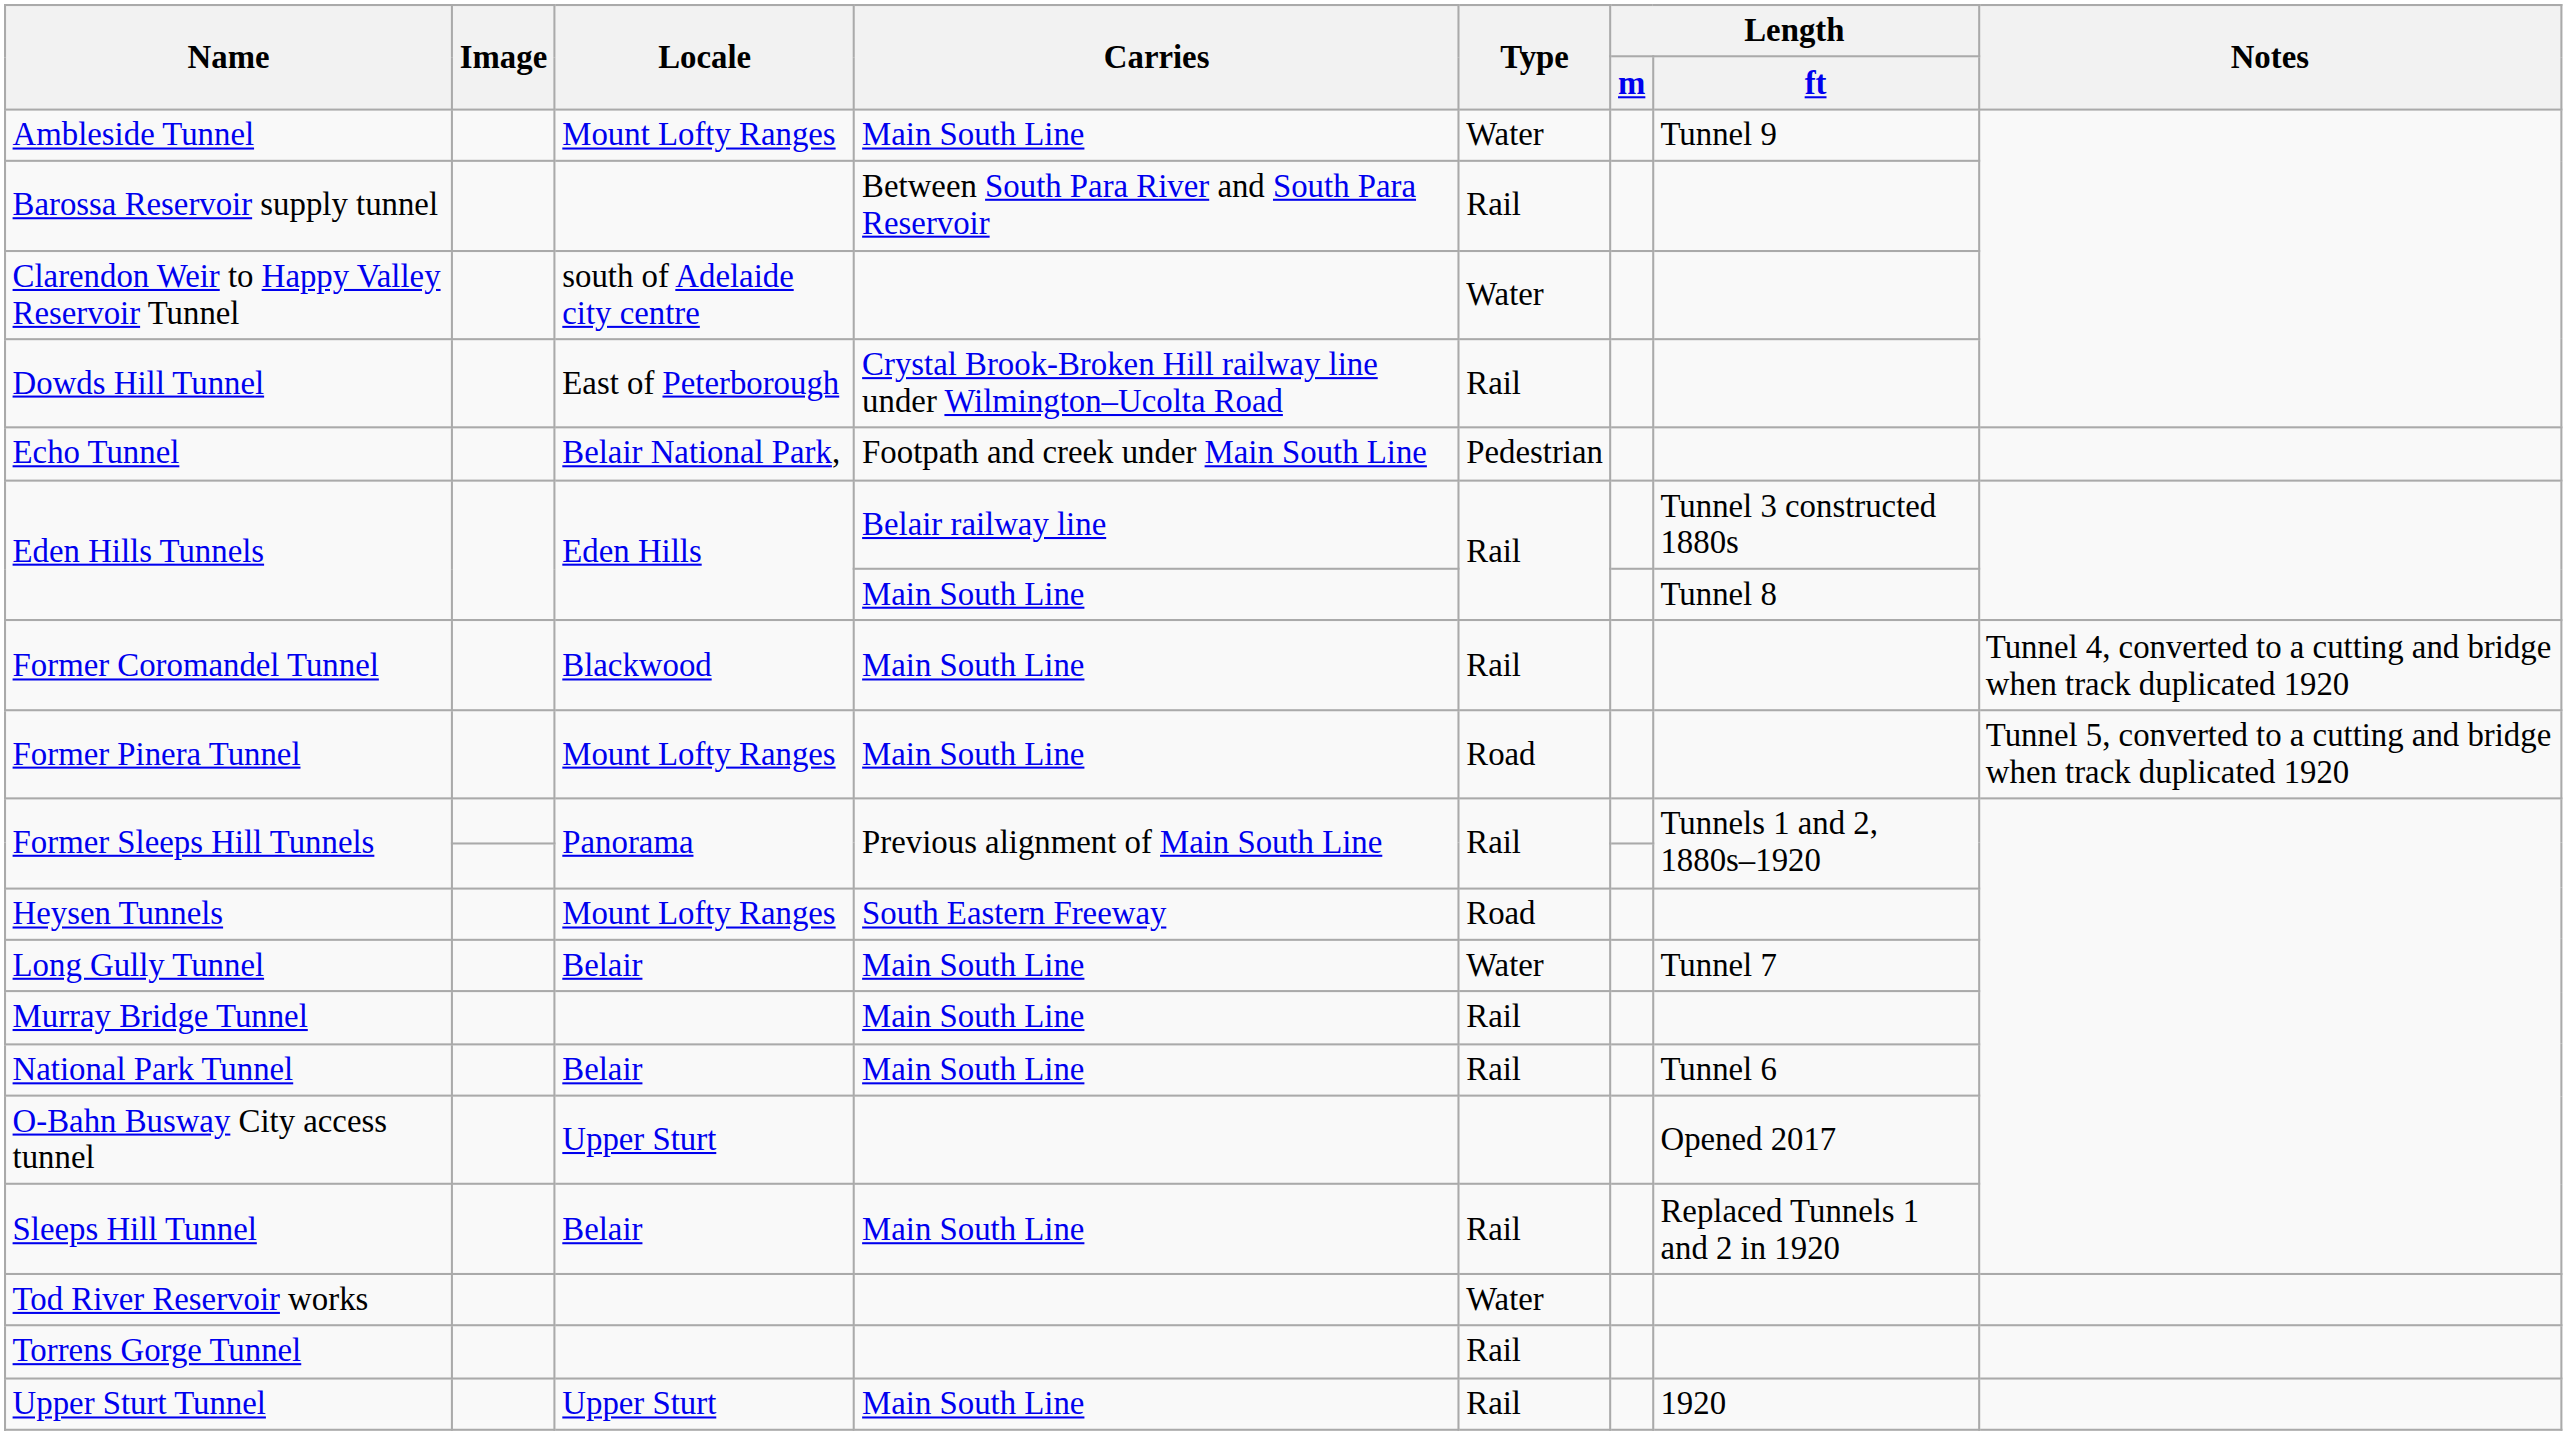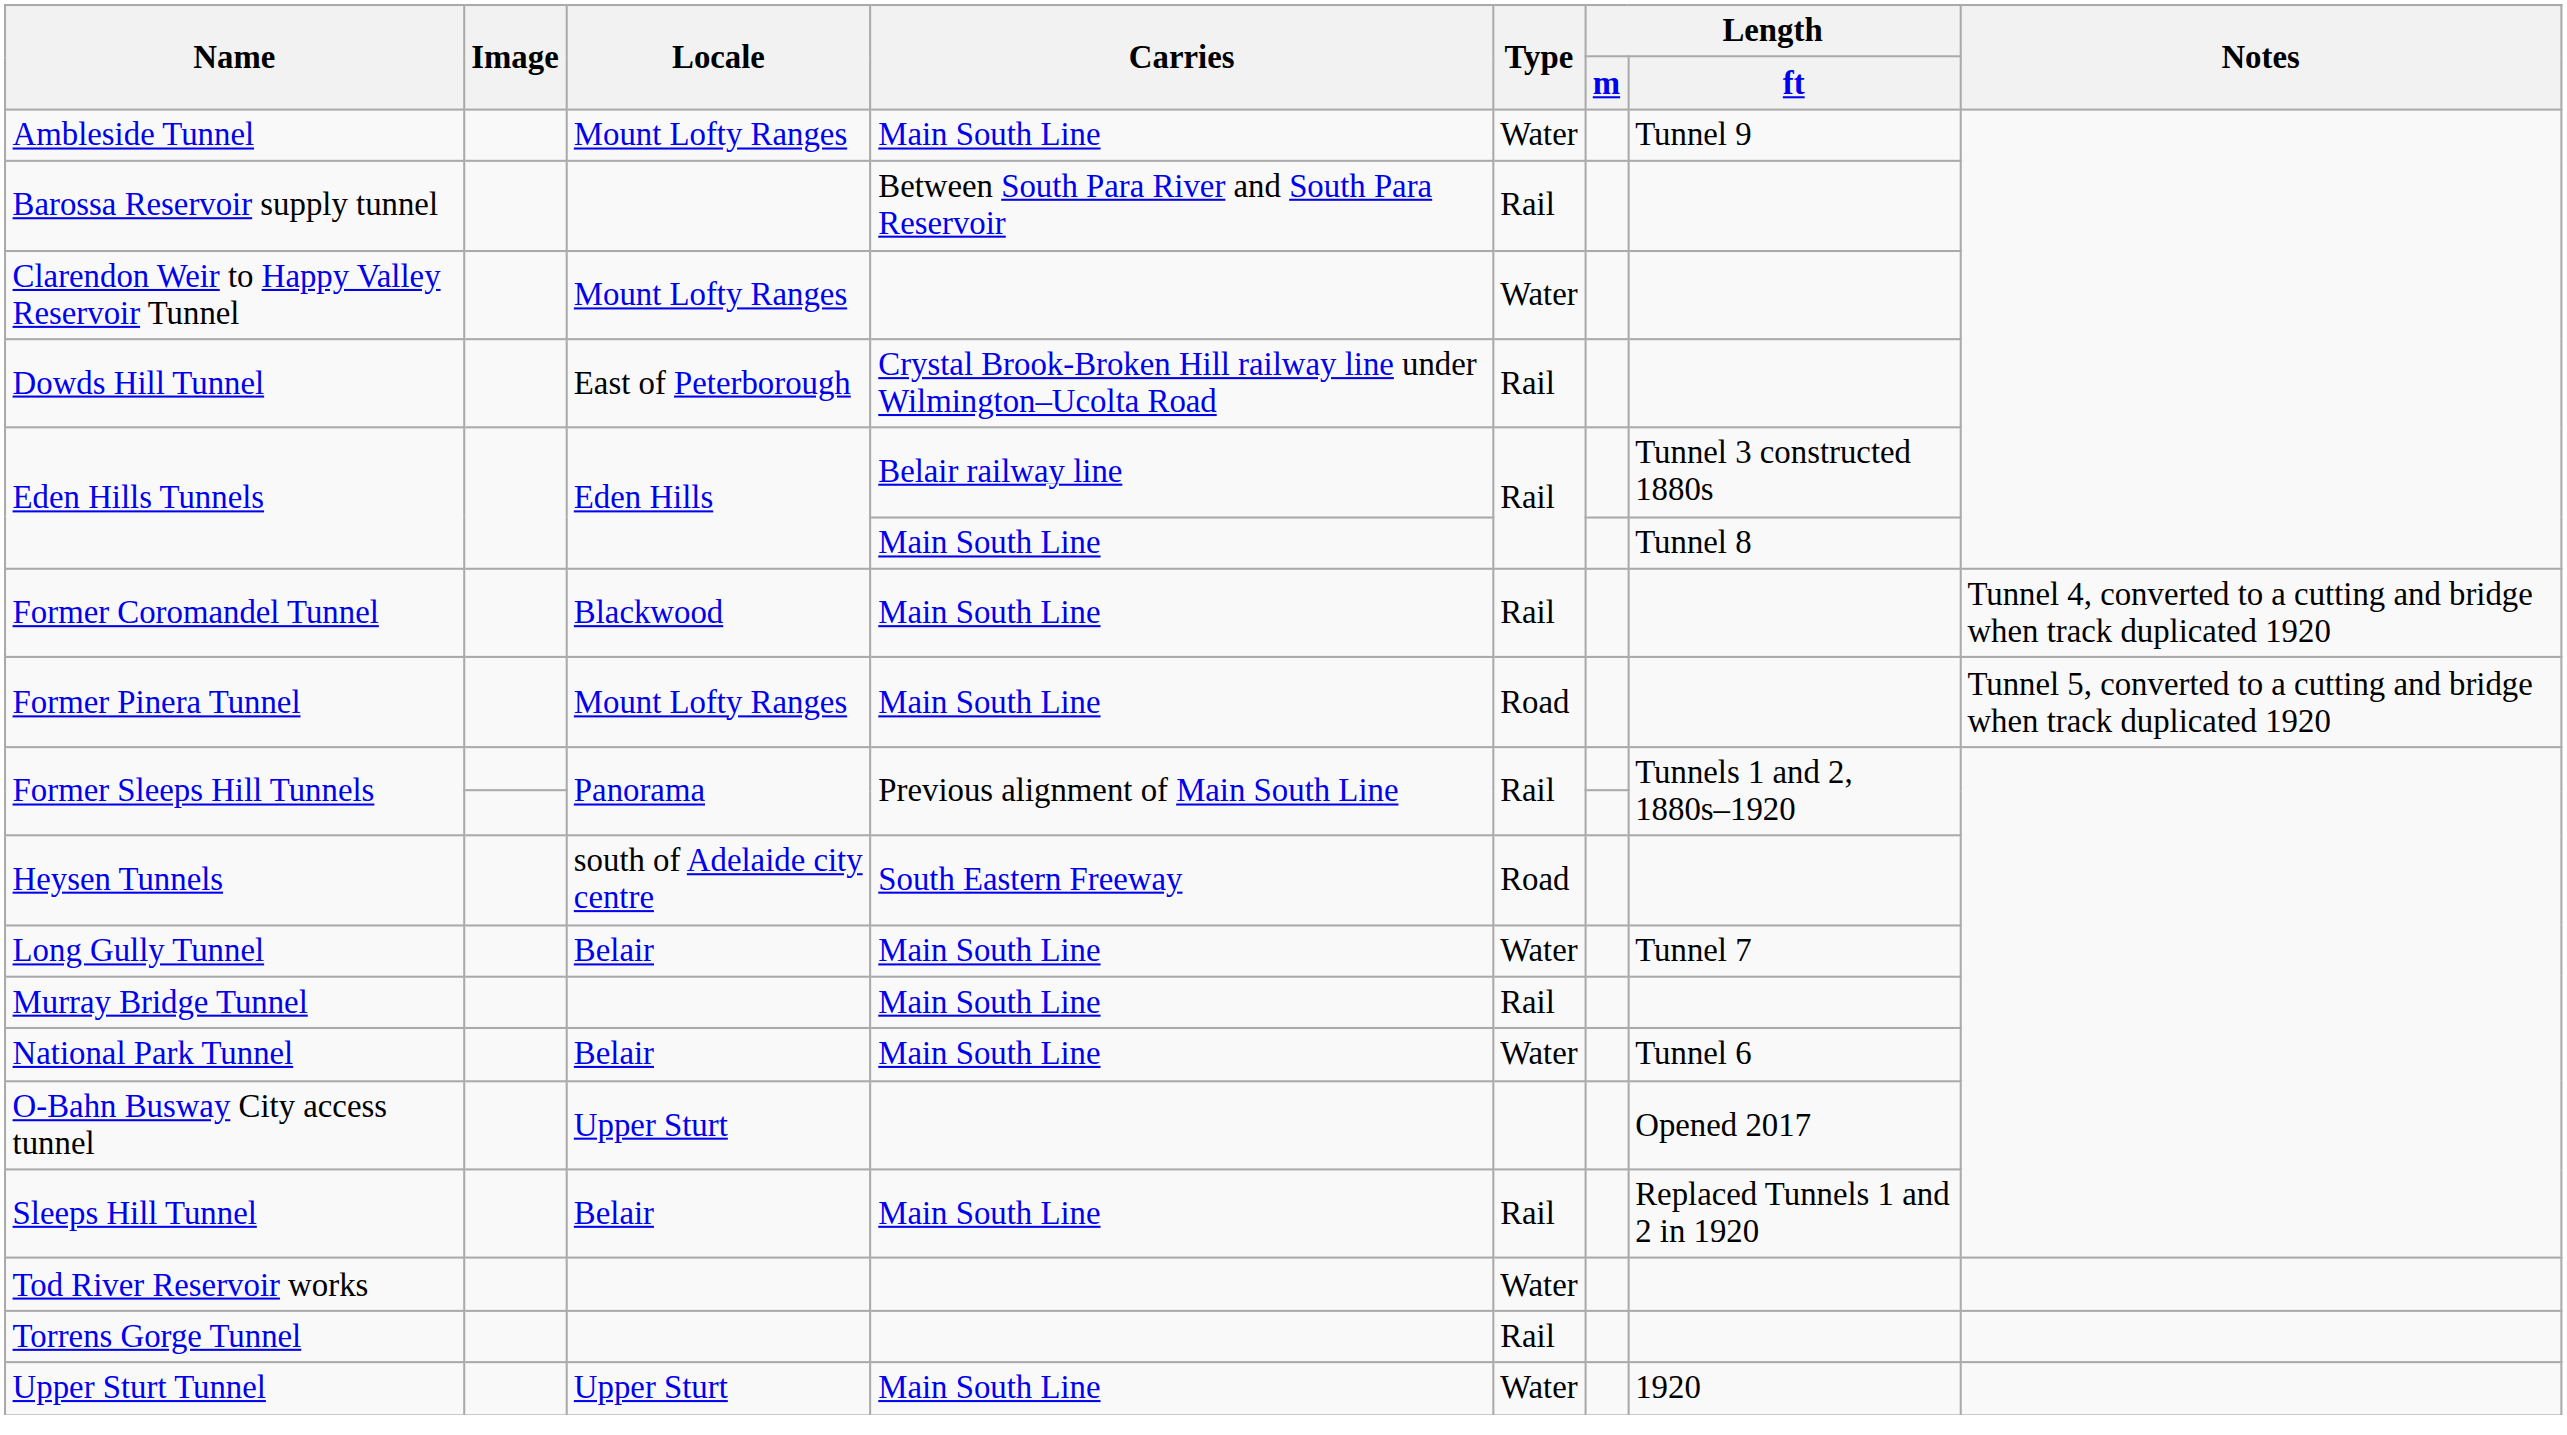(678, 293) south of Adelaide city centre -> (710, 293) Mount Lofty Ranges
- row: (96, 453)
(699, 913) Mount Lofty Ranges -> (718, 879) south of Adelaide city centre
(1494, 1069) Rail -> (1539, 1053) Water
(1494, 1402) Rail -> (1539, 1387) Water
